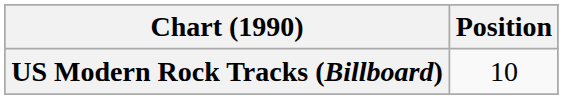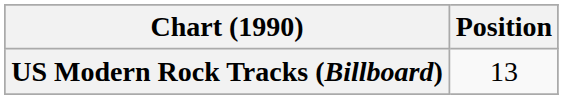(504, 71) 10 -> (504, 71) 13
